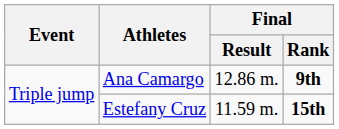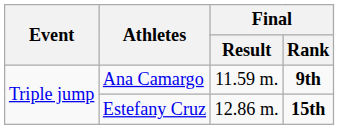(247, 79) 12.86 m. -> (247, 79) 11.59 m.
(247, 109) 11.59 m. -> (247, 109) 12.86 m.
